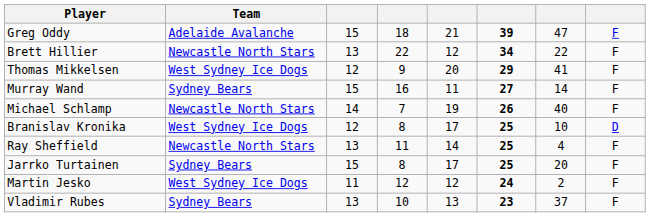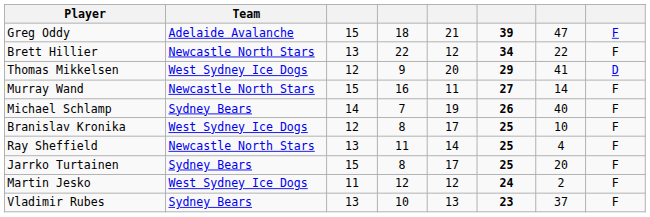(615, 70) F -> (615, 70) D
(210, 89) Sydney Bears -> (242, 89) Newcastle North Stars
(242, 108) Newcastle North Stars -> (210, 108) Sydney Bears
(615, 127) D -> (615, 127) F
